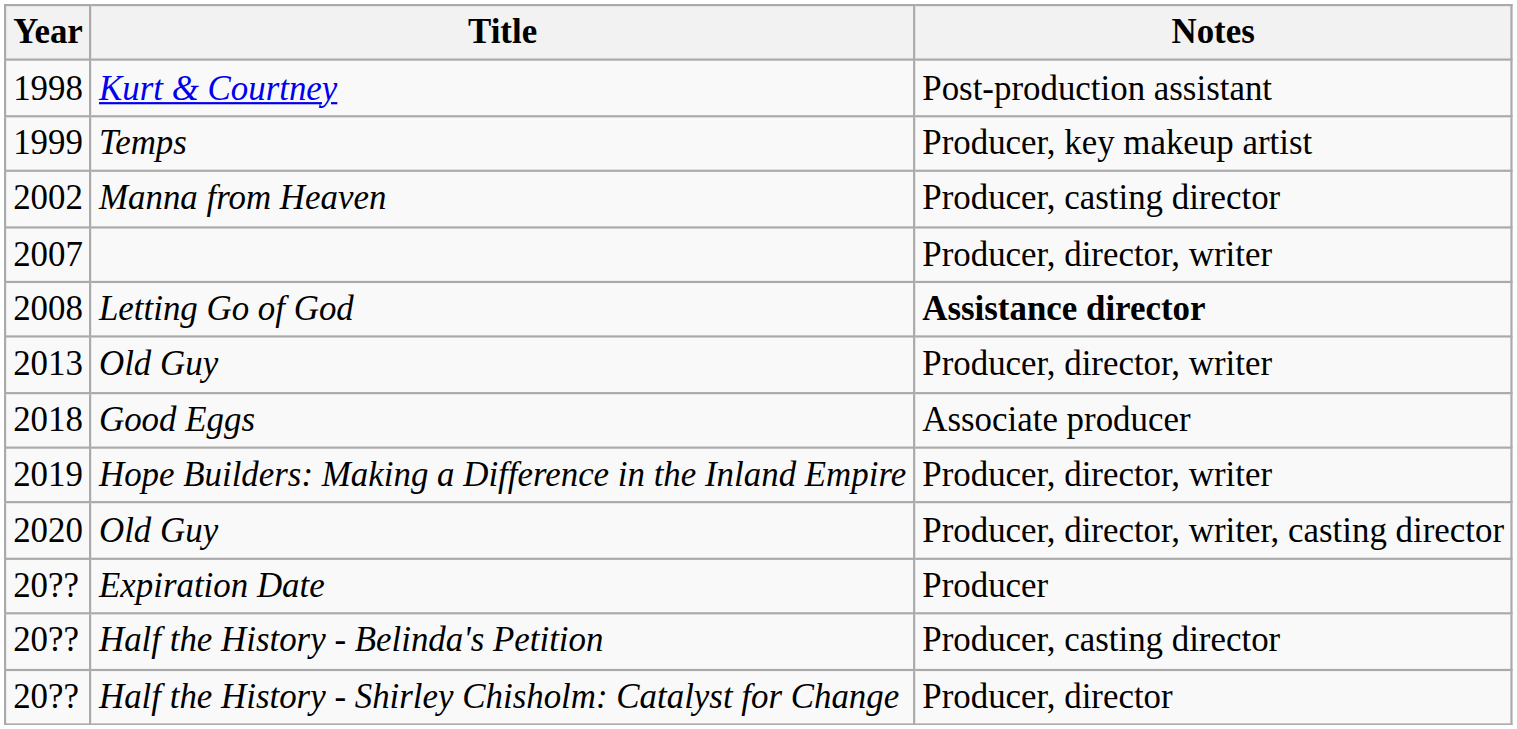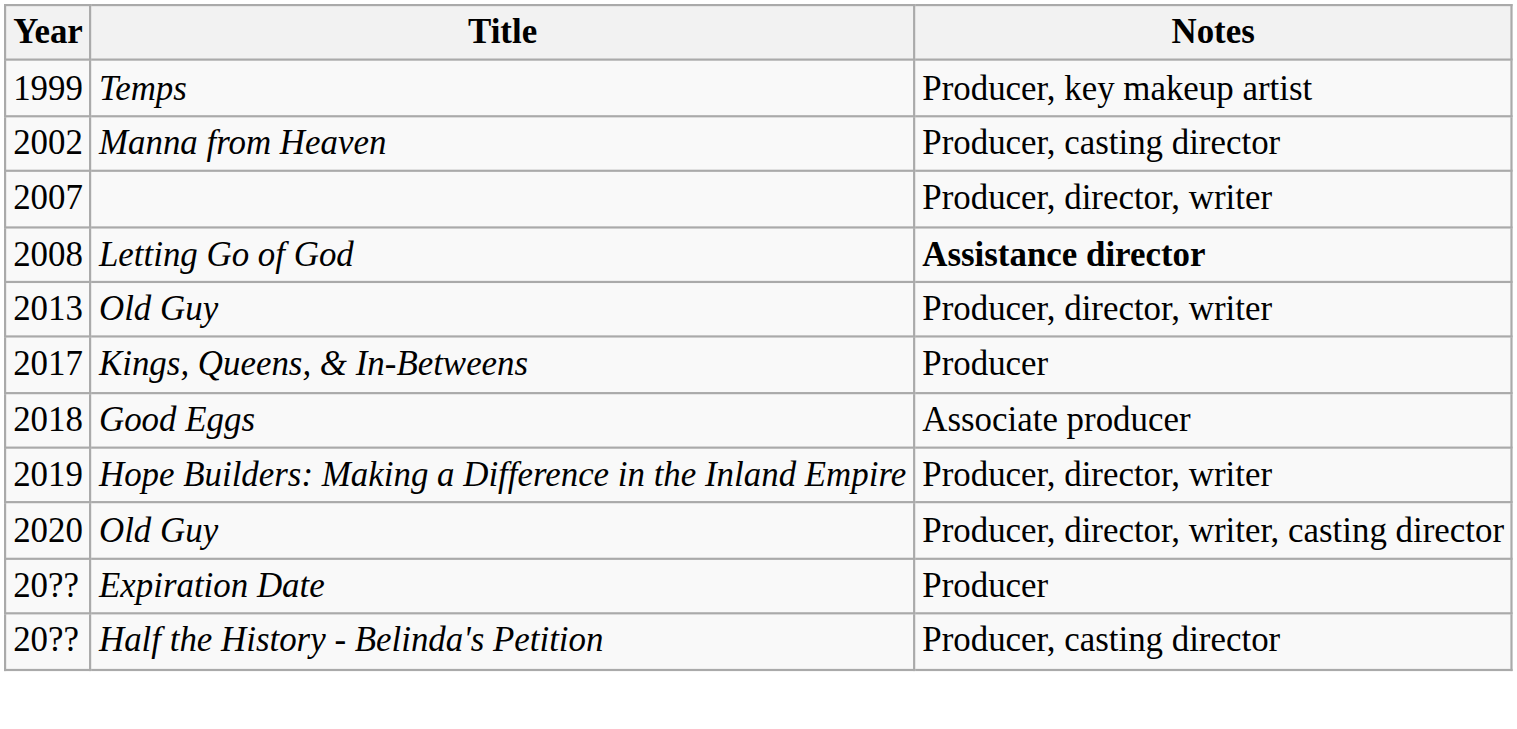- row: (48, 87)
+ row: (48, 364)
- row: (46, 695)
